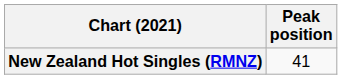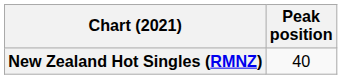(301, 61) 41 -> (301, 61) 40
